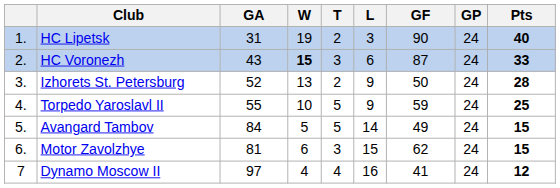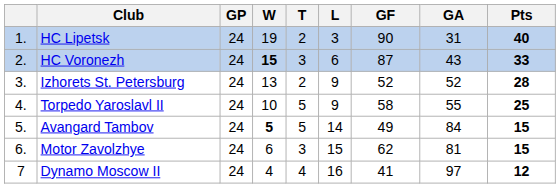columns swapped: (471, 15) <-> (254, 15)
(421, 82) 50 -> (385, 82) 52
(421, 104) 59 -> (385, 104) 58
(304, 127) normal -> (269, 127) bold
